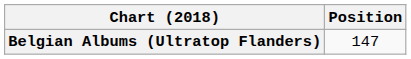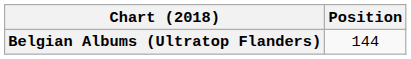(365, 42) 147 -> (365, 42) 144
